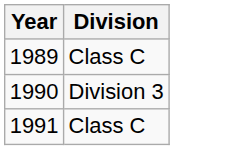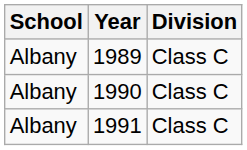+ column: (46, 21)
(116, 91) Division 3 -> (190, 91) Class C
